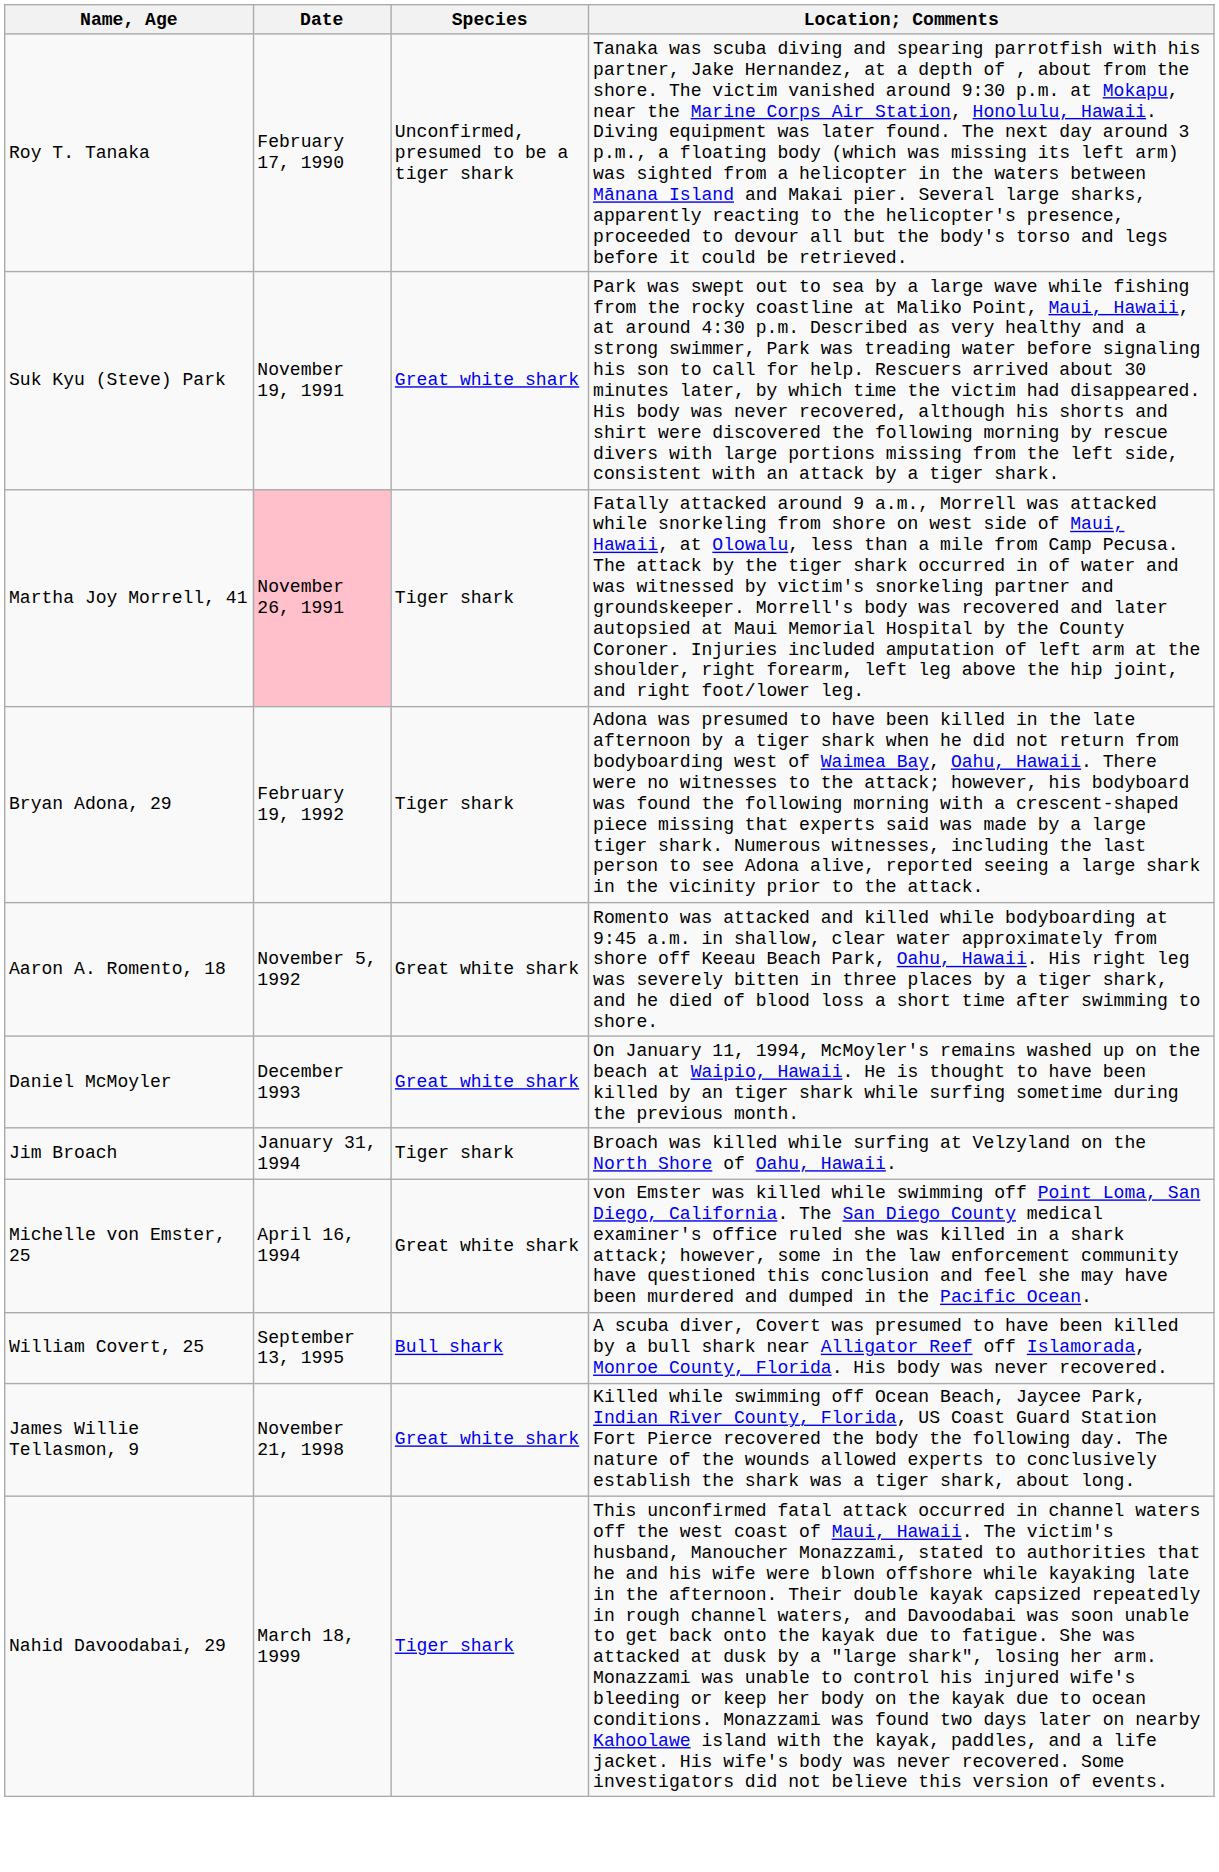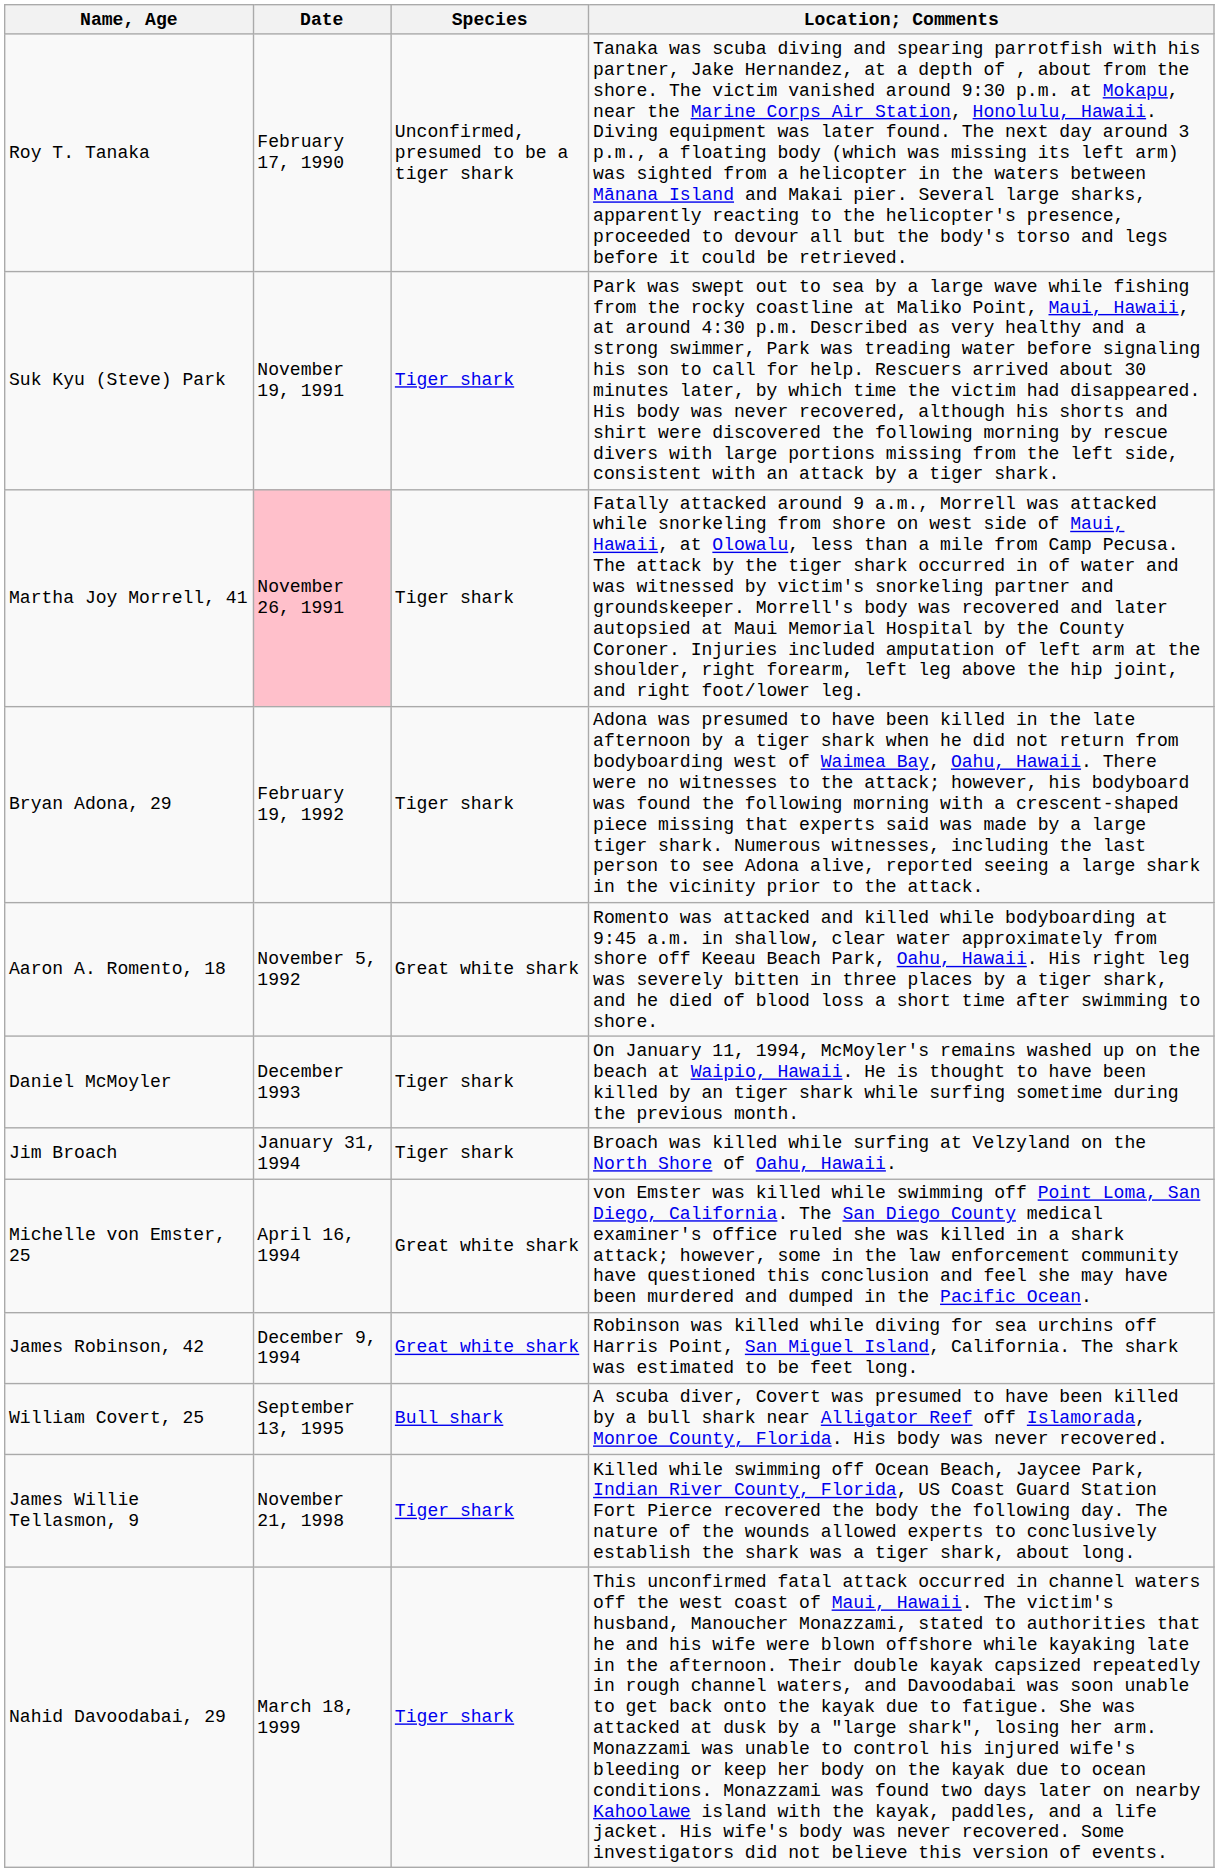(487, 381) Great white shark -> (455, 381) Tiger shark
(487, 1082) Great white shark -> (455, 1082) Tiger shark
+ row: (107, 1348)
(487, 1440) Great white shark -> (455, 1511) Tiger shark
